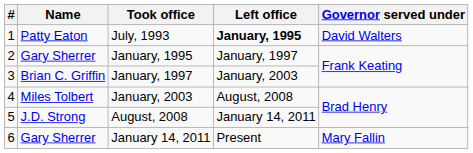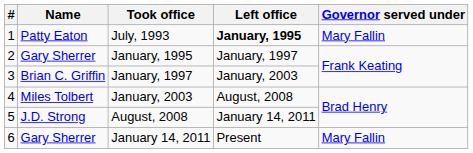(362, 35) David Walters -> (353, 35) Mary Fallin
